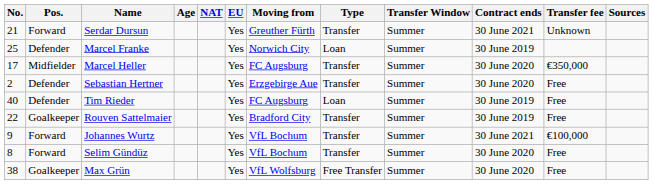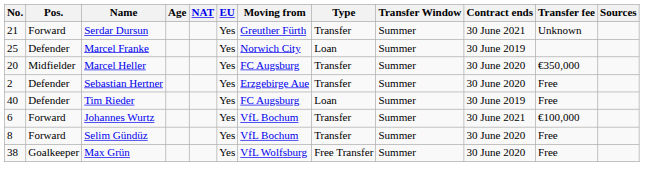(12, 65) 17 -> (12, 65) 20
- row: (128, 118)
(10, 135) 9 -> (10, 118) 6
